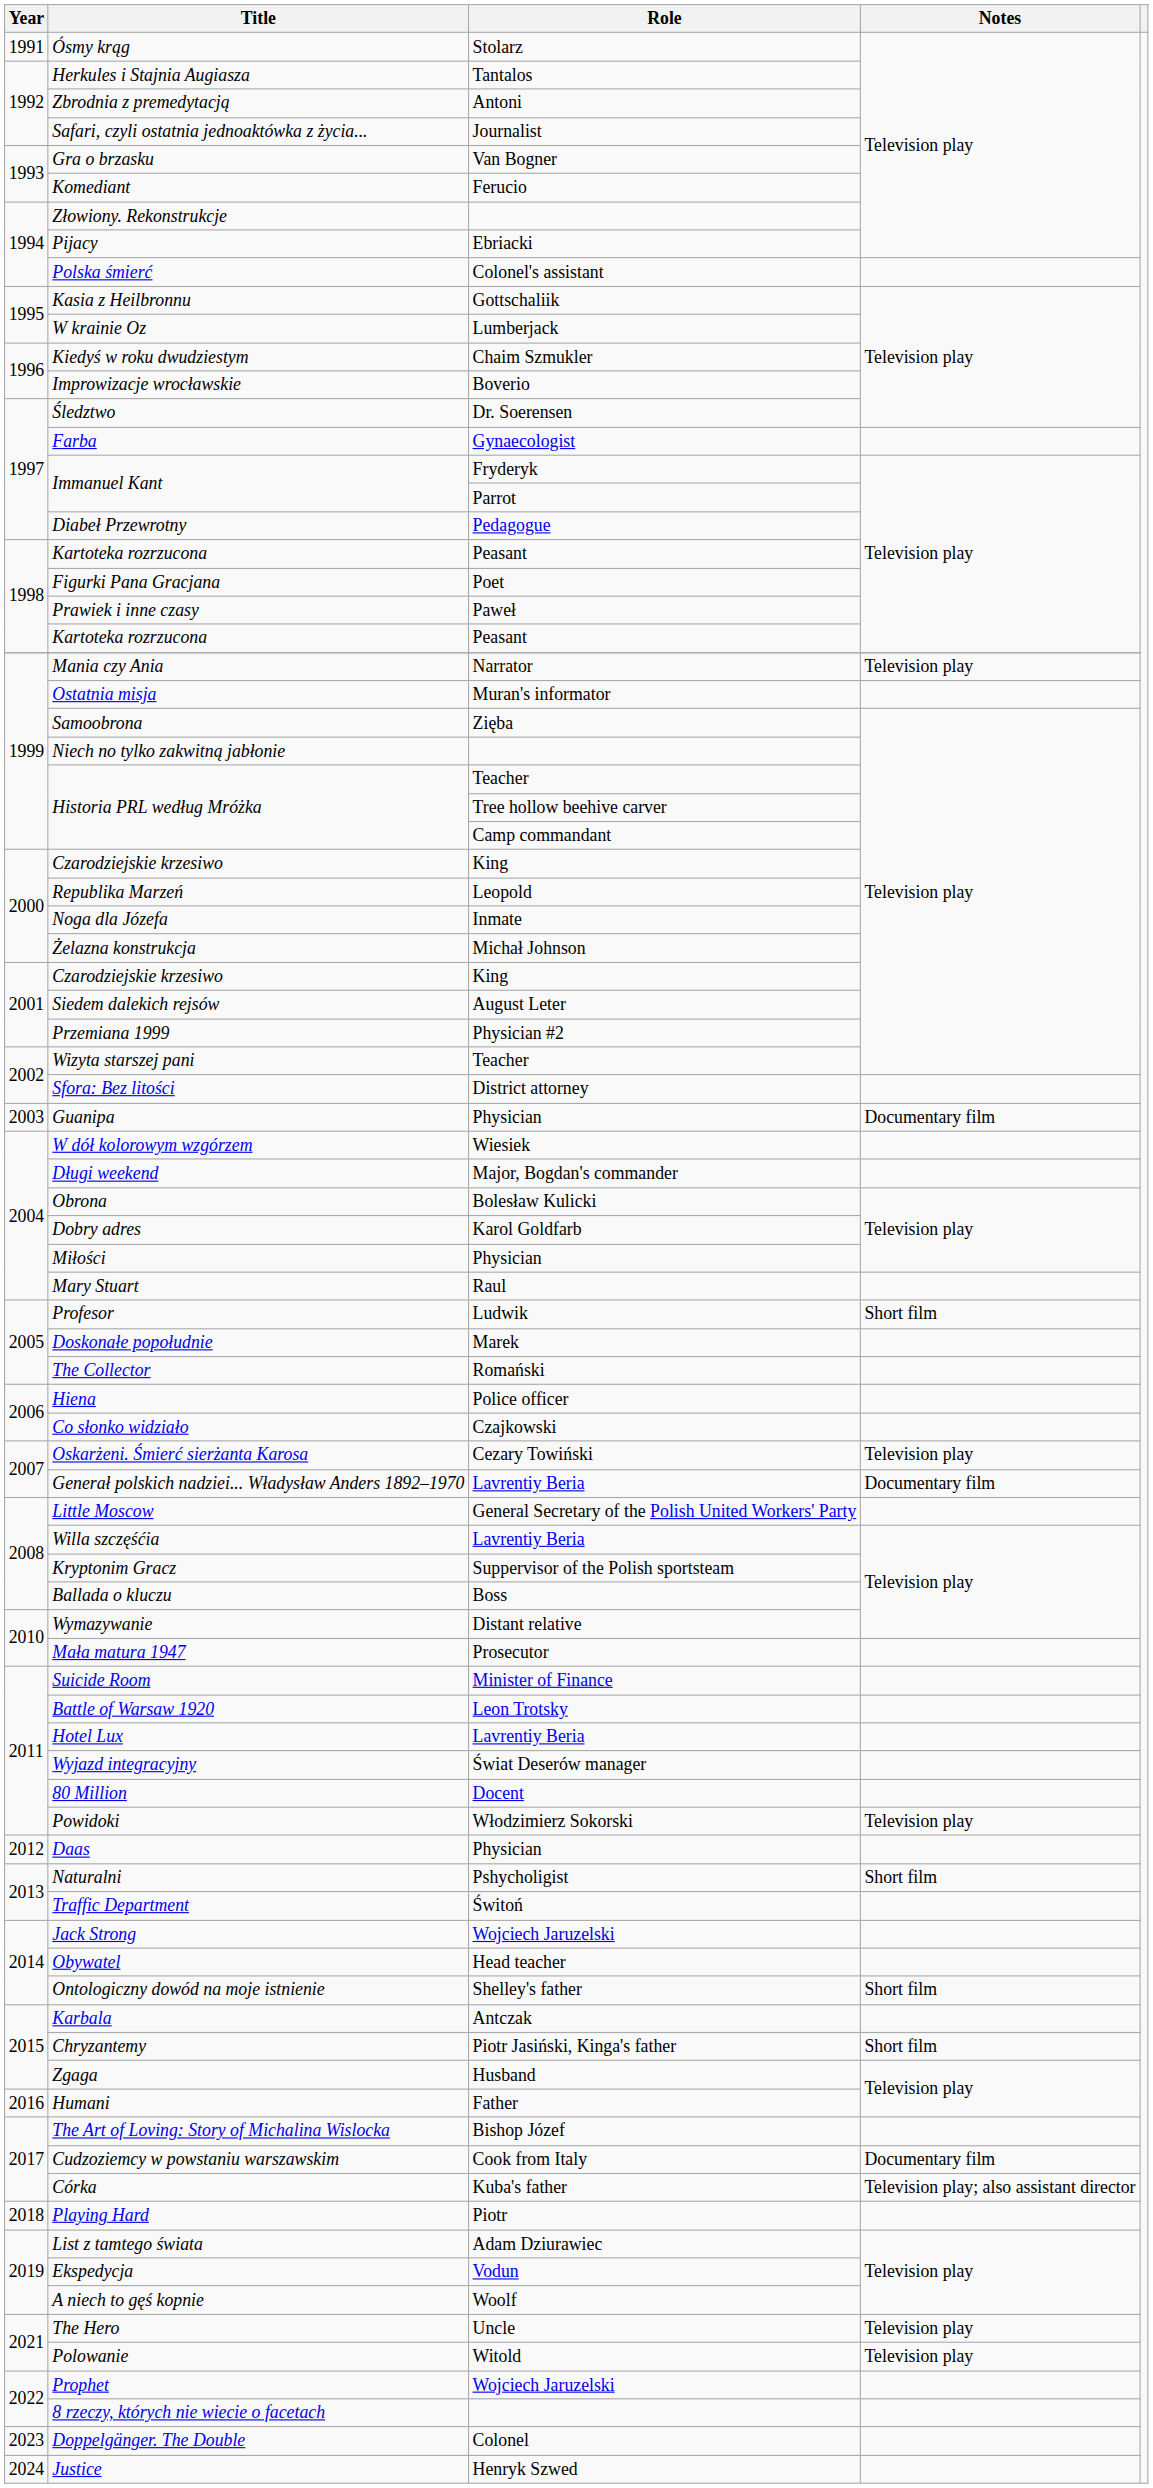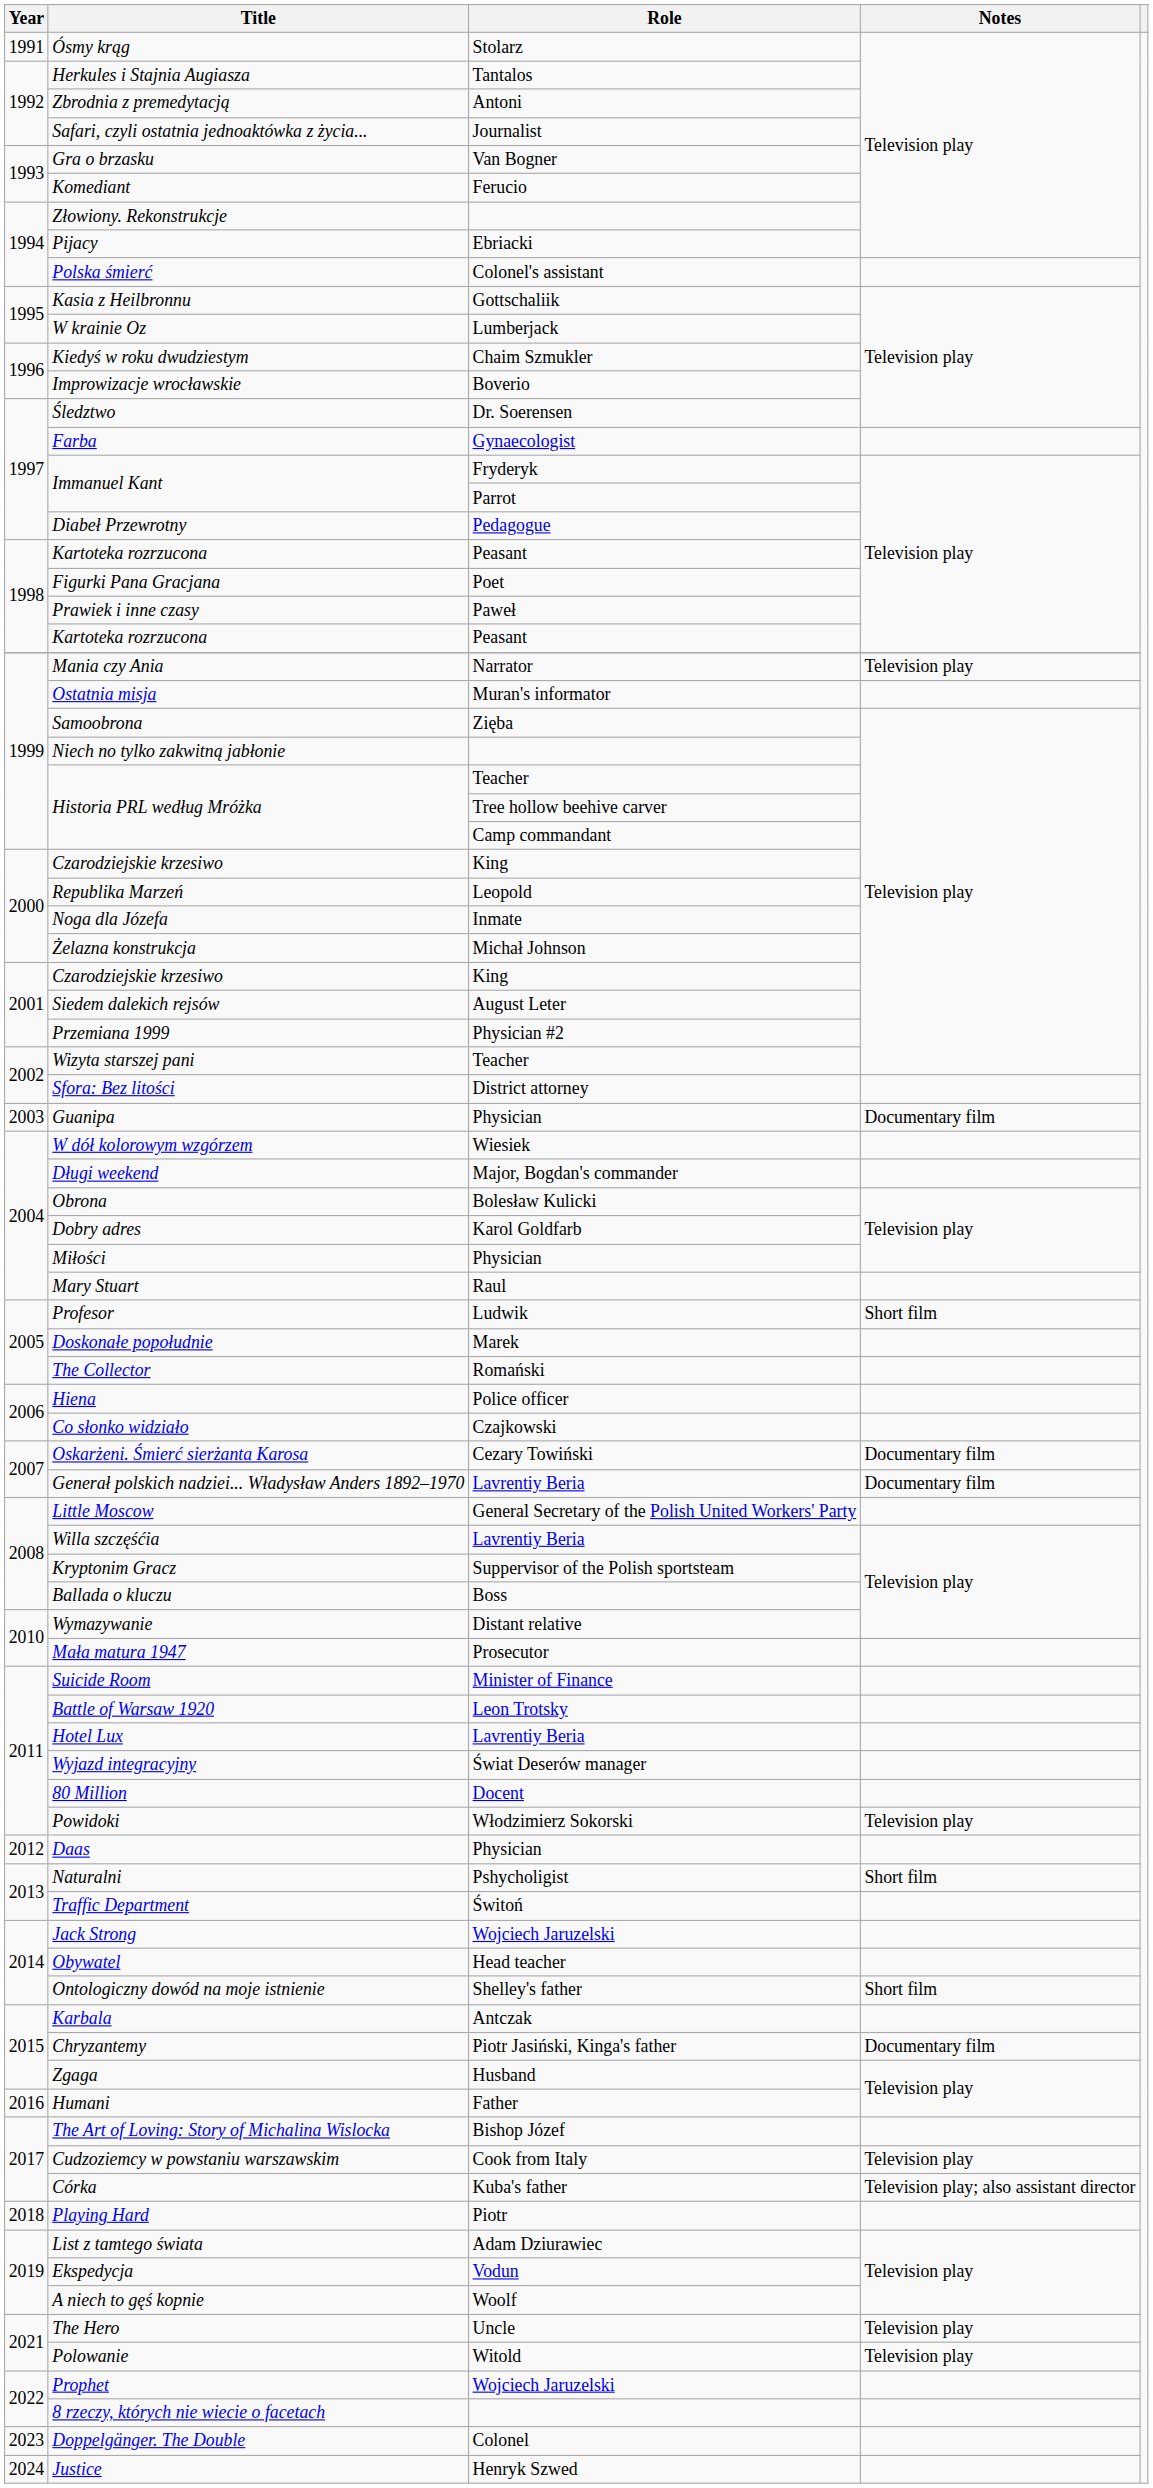(919, 1455) Television play -> (930, 1455) Documentary film
(901, 2046) Short film -> (930, 2046) Documentary film
(930, 2159) Documentary film -> (919, 2159) Television play
